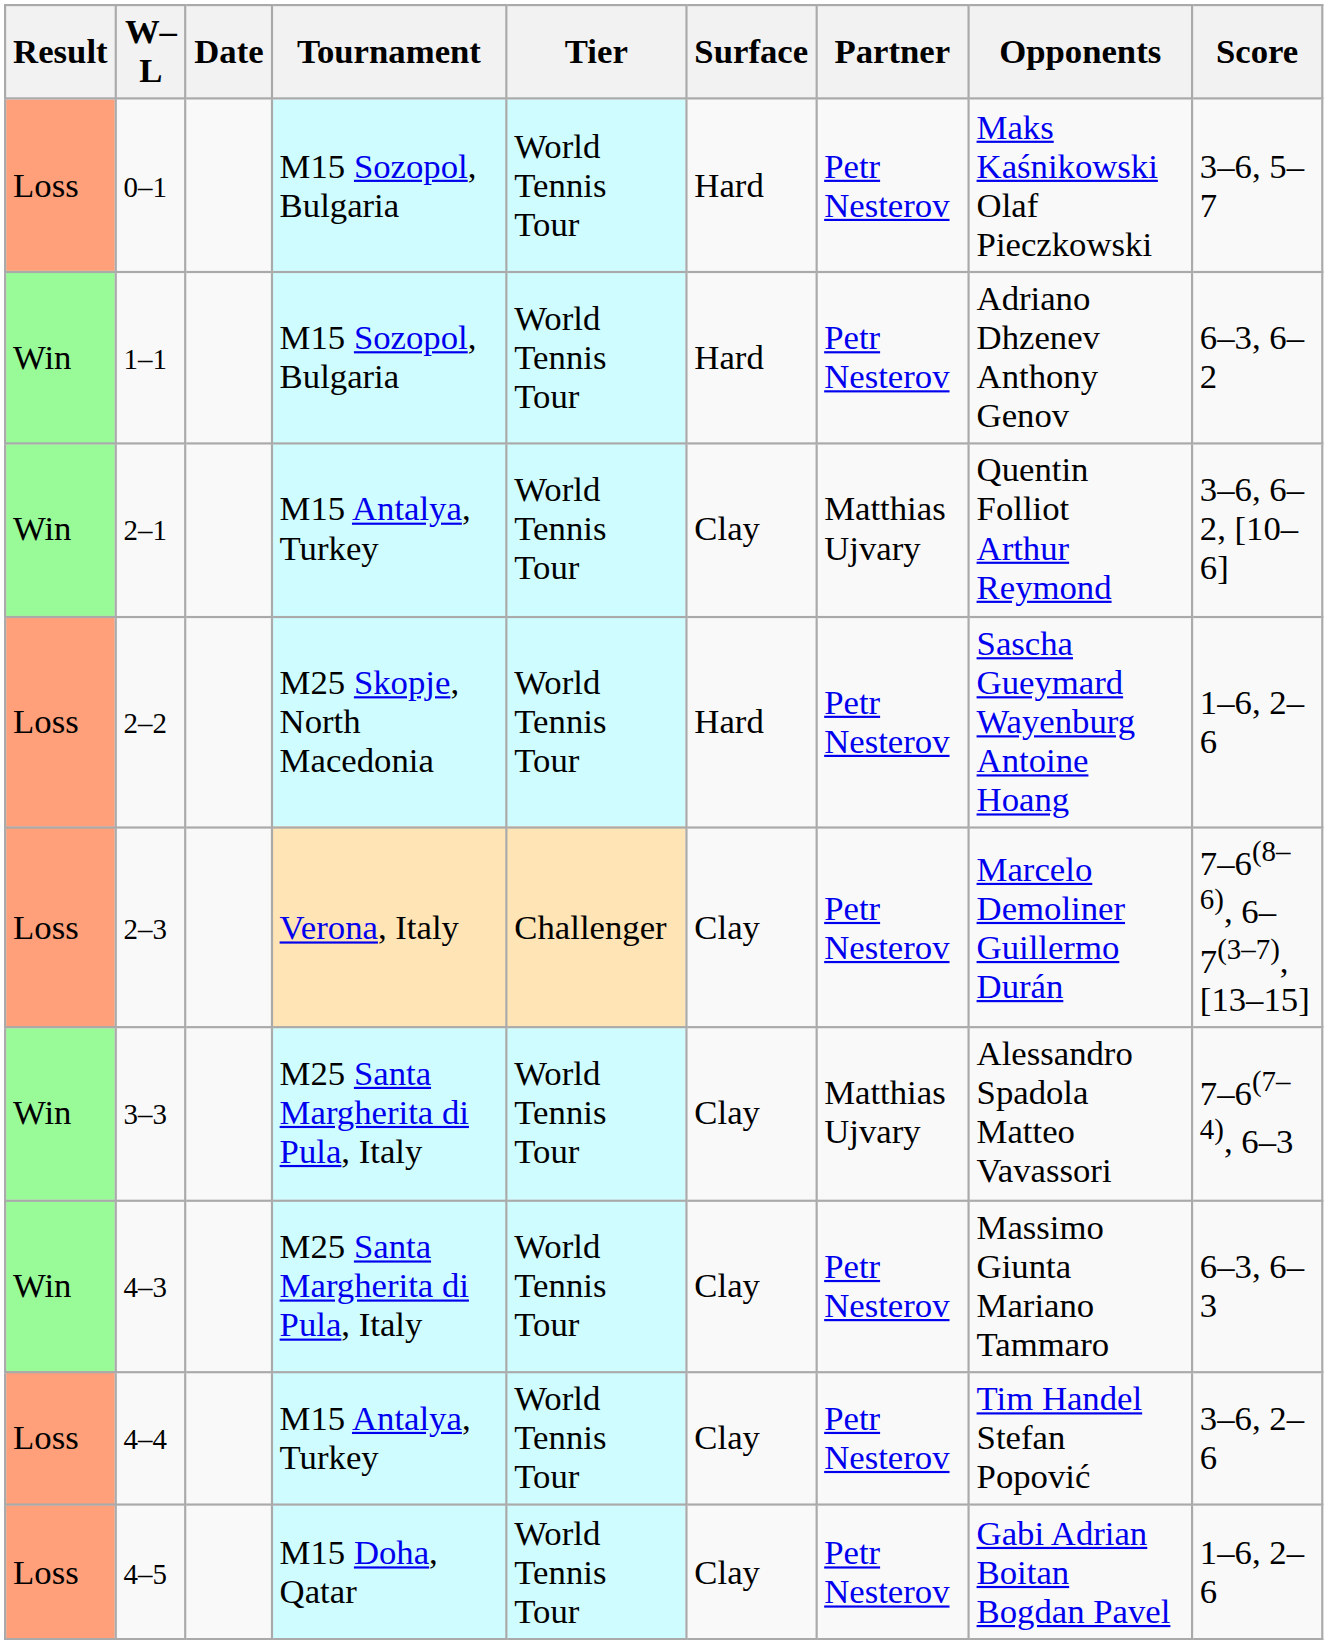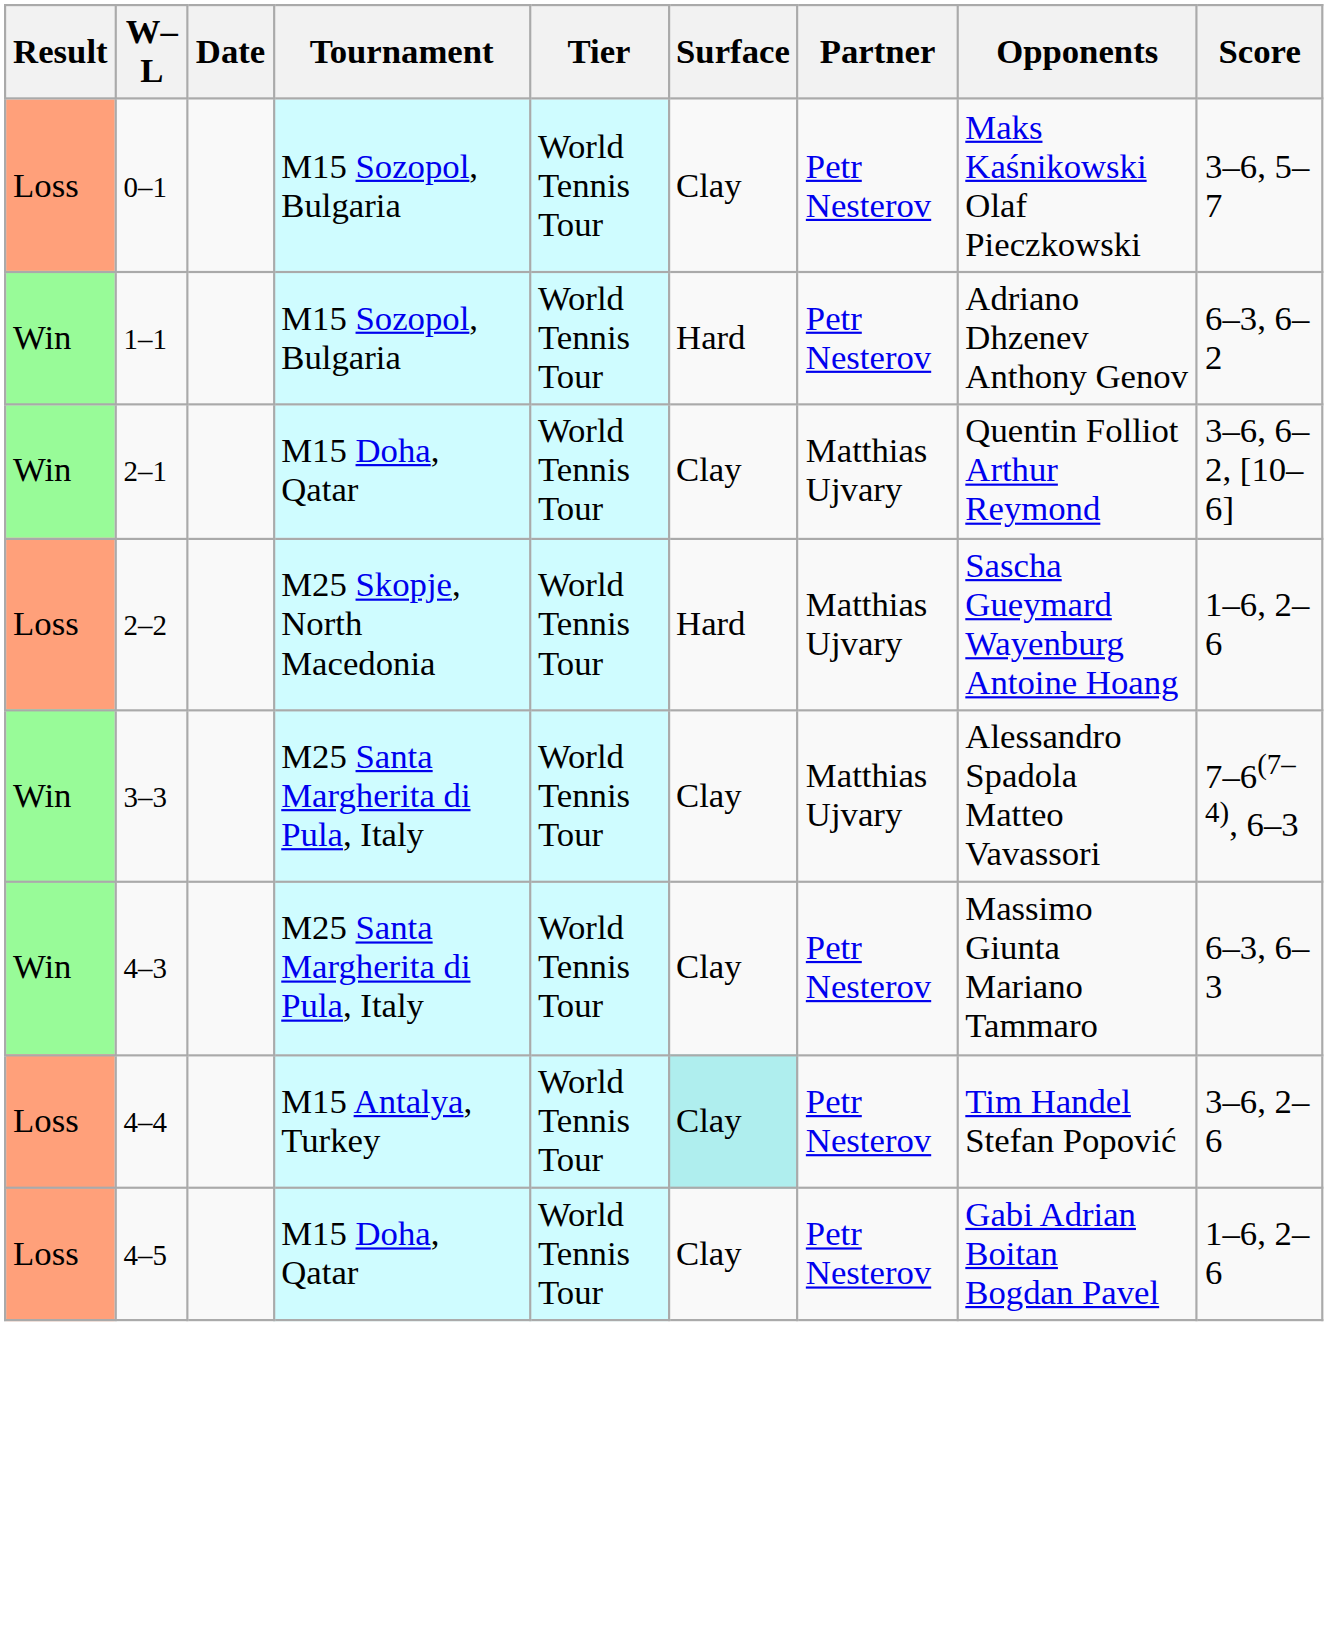(729, 184) Hard -> (709, 184) Clay
(375, 529) M15 Antalya, Turkey -> (360, 470) M15 Doha, Qatar
(887, 721) Petr Nesterov -> (867, 623) Matthias Ujvary
- row: (145, 929)
(727, 1438) no background -> (709, 1120) paleturquoise background
